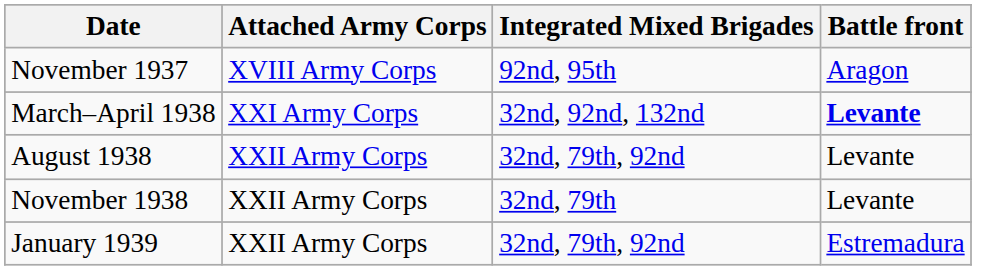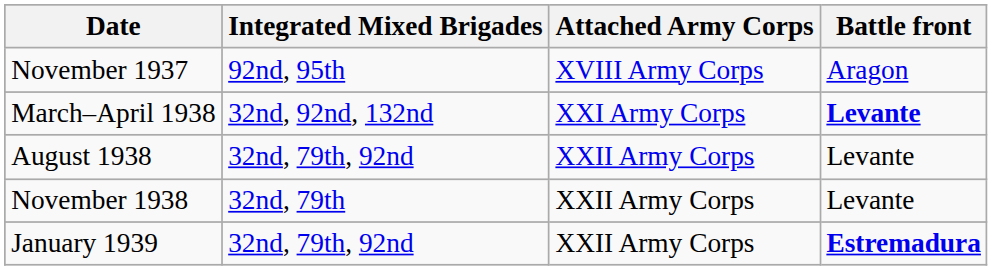columns swapped: (357, 26) <-> (656, 26)
(896, 243) normal -> (904, 243) bold
